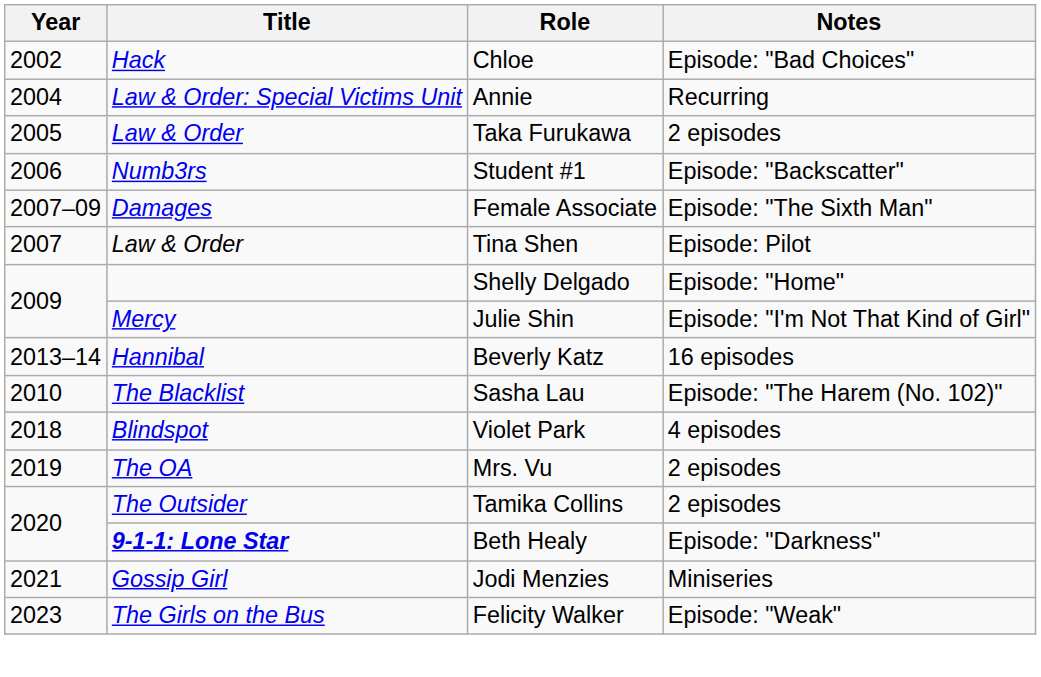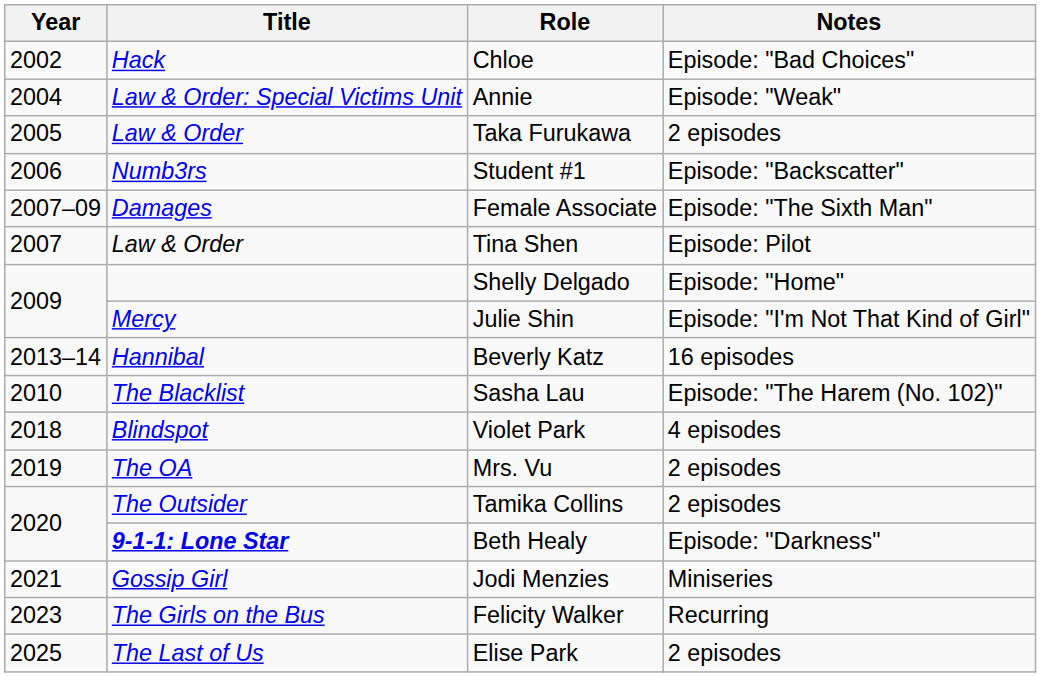(718, 97) Recurring -> (754, 97) Episode: "Weak"
(754, 615) Episode: "Weak" -> (718, 615) Recurring
+ row: (525, 652)
